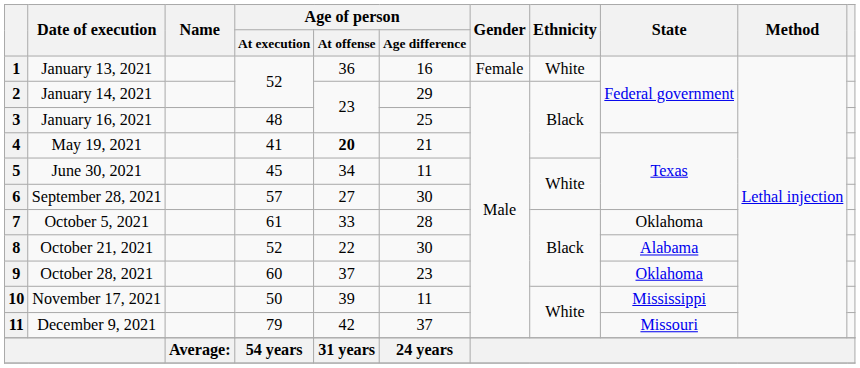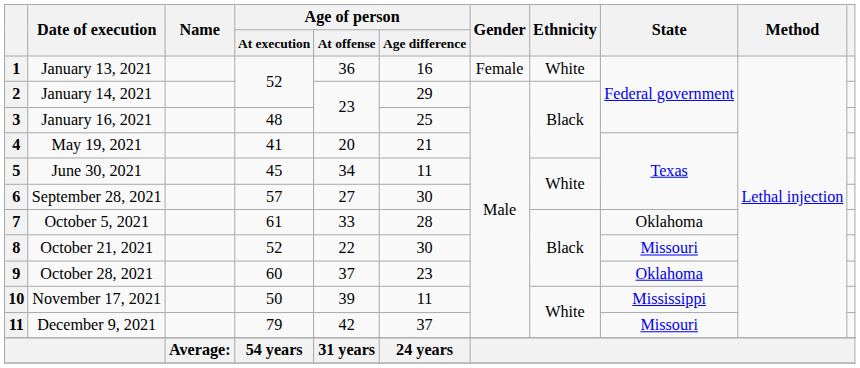(347, 145) bold -> (347, 145) normal
(669, 247) Alabama -> (669, 247) Missouri
